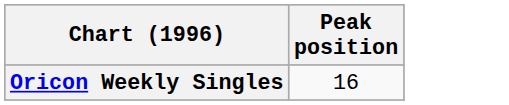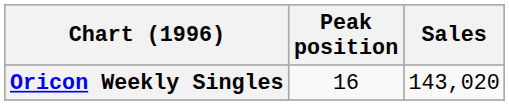+ column: (454, 35)
